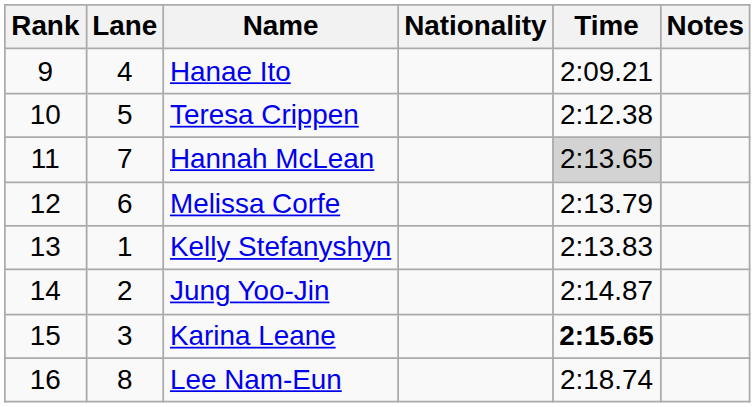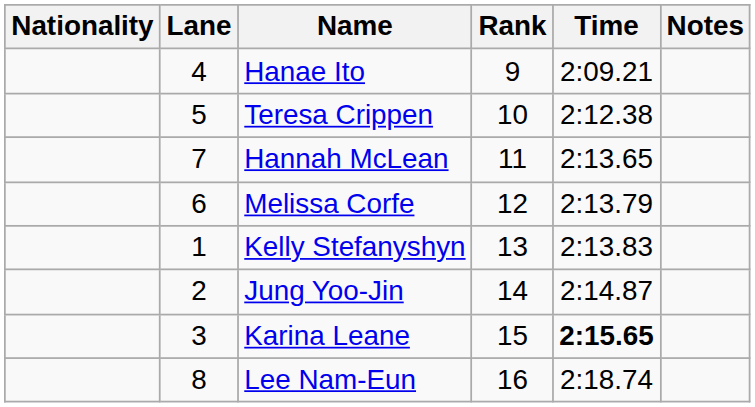columns swapped: (45, 26) <-> (475, 26)
(607, 159) lightgrey background -> (607, 159) no background
